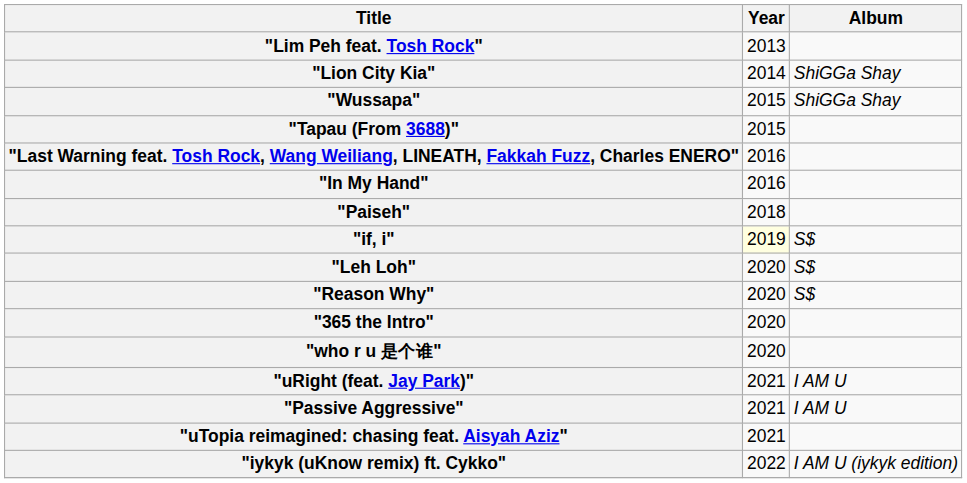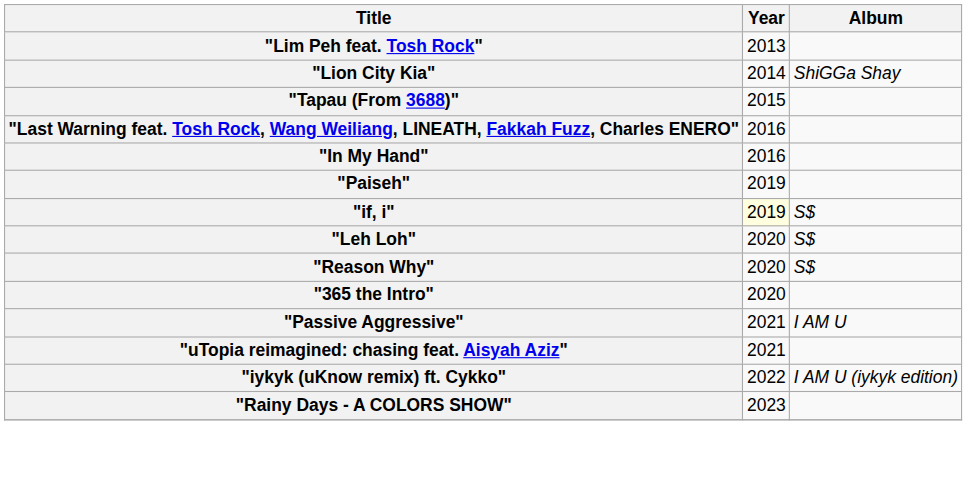- row: (374, 101)
(766, 211) 2018 -> (766, 184) 2019
- row: (374, 351)
- row: (374, 381)
+ row: (374, 405)
